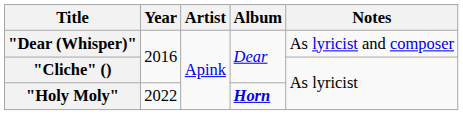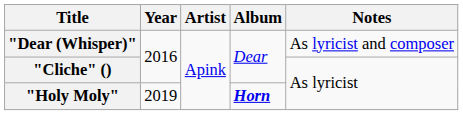(161, 95) 2022 -> (161, 95) 2019
